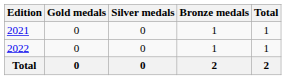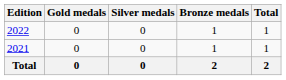rows swapped: (18, 30) <-> (18, 48)
